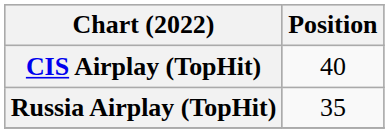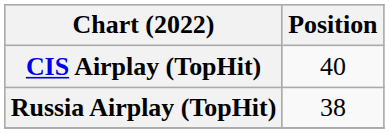(333, 107) 35 -> (333, 107) 38
